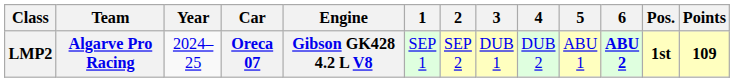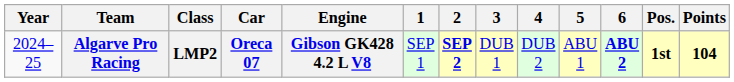columns swapped: (193, 17) <-> (30, 17)
(458, 53) normal -> (457, 53) bold
(704, 53) 109 -> (704, 53) 104
